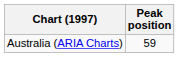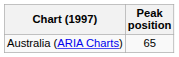(150, 43) 59 -> (150, 43) 65
